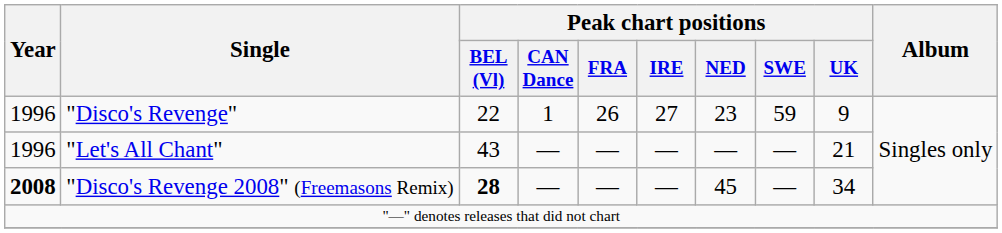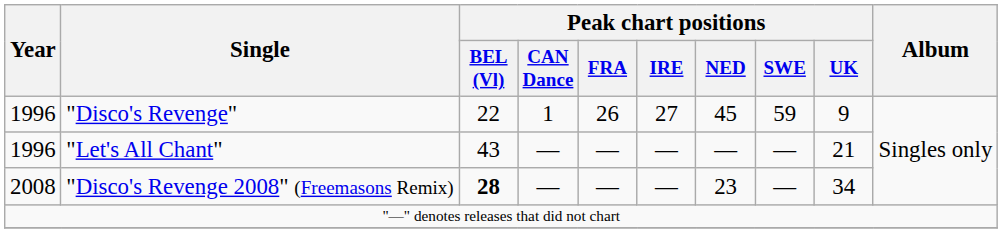(726, 113) 23 -> (726, 113) 45
(33, 186) bold -> (33, 186) normal
(726, 186) 45 -> (726, 186) 23
